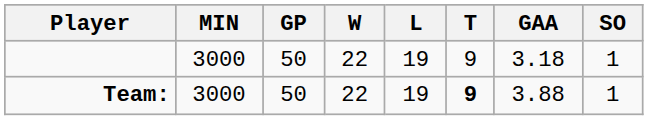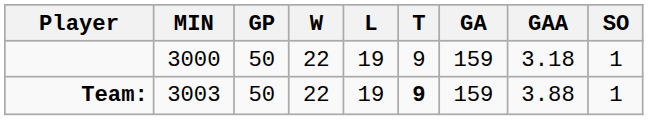+ column: (473, 23)
(219, 95) 3000 -> (194, 95) 3003
